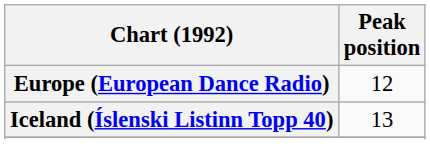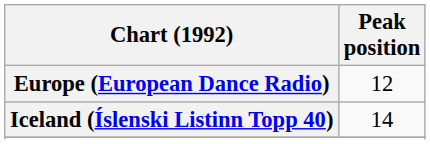(382, 119) 13 -> (382, 119) 14
